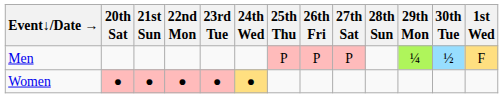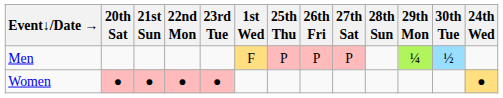columns swapped: (251, 25) <-> (481, 25)
